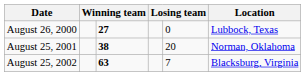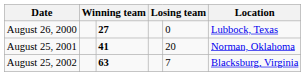(104, 46) 38 -> (104, 46) 41
